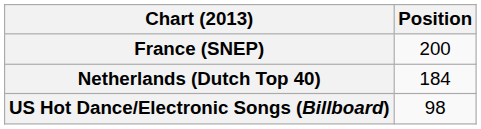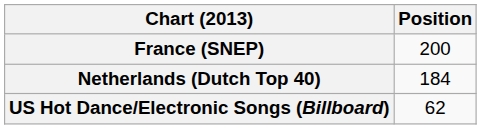(435, 108) 98 -> (435, 108) 62
